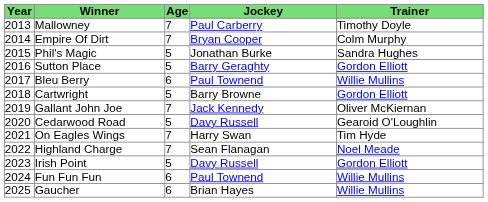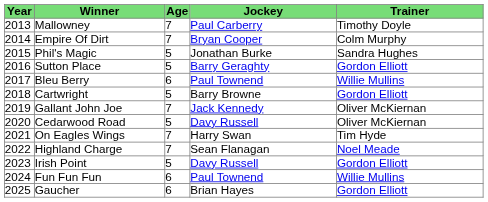(387, 121) Gearoid O'Loughlin -> (382, 121) Oliver McKiernan
(371, 190) Willie Mullins -> (372, 190) Gordon Elliott
